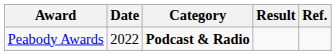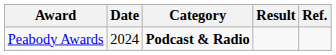(125, 38) 2022 -> (125, 38) 2024
